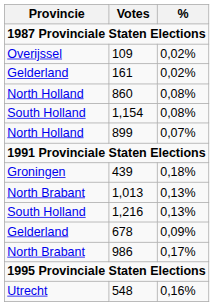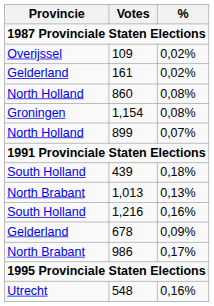(46, 113) South Holland -> (36, 113) Groningen
(36, 172) Groningen -> (46, 172) South Holland
(178, 212) 0,13% -> (178, 212) 0,16%
